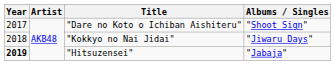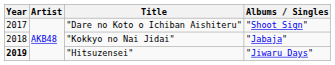(279, 39) "Jiwaru Days" -> (267, 39) "Jabaja"
(267, 53) "Jabaja" -> (279, 53) "Jiwaru Days"
